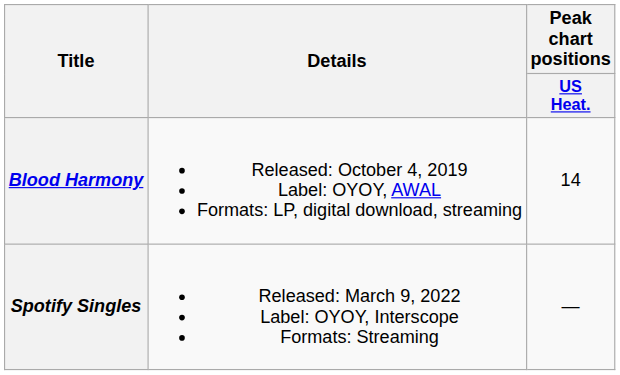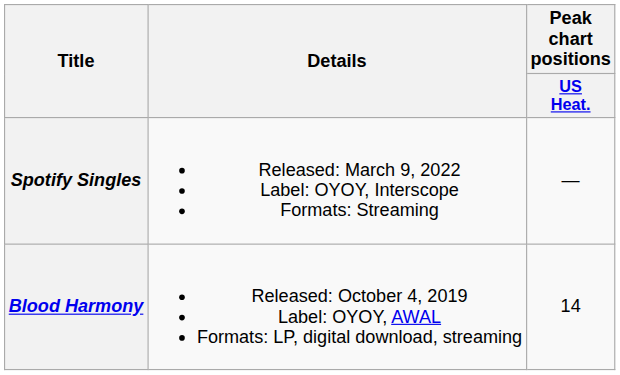rows swapped: (76, 180) <-> (76, 306)
